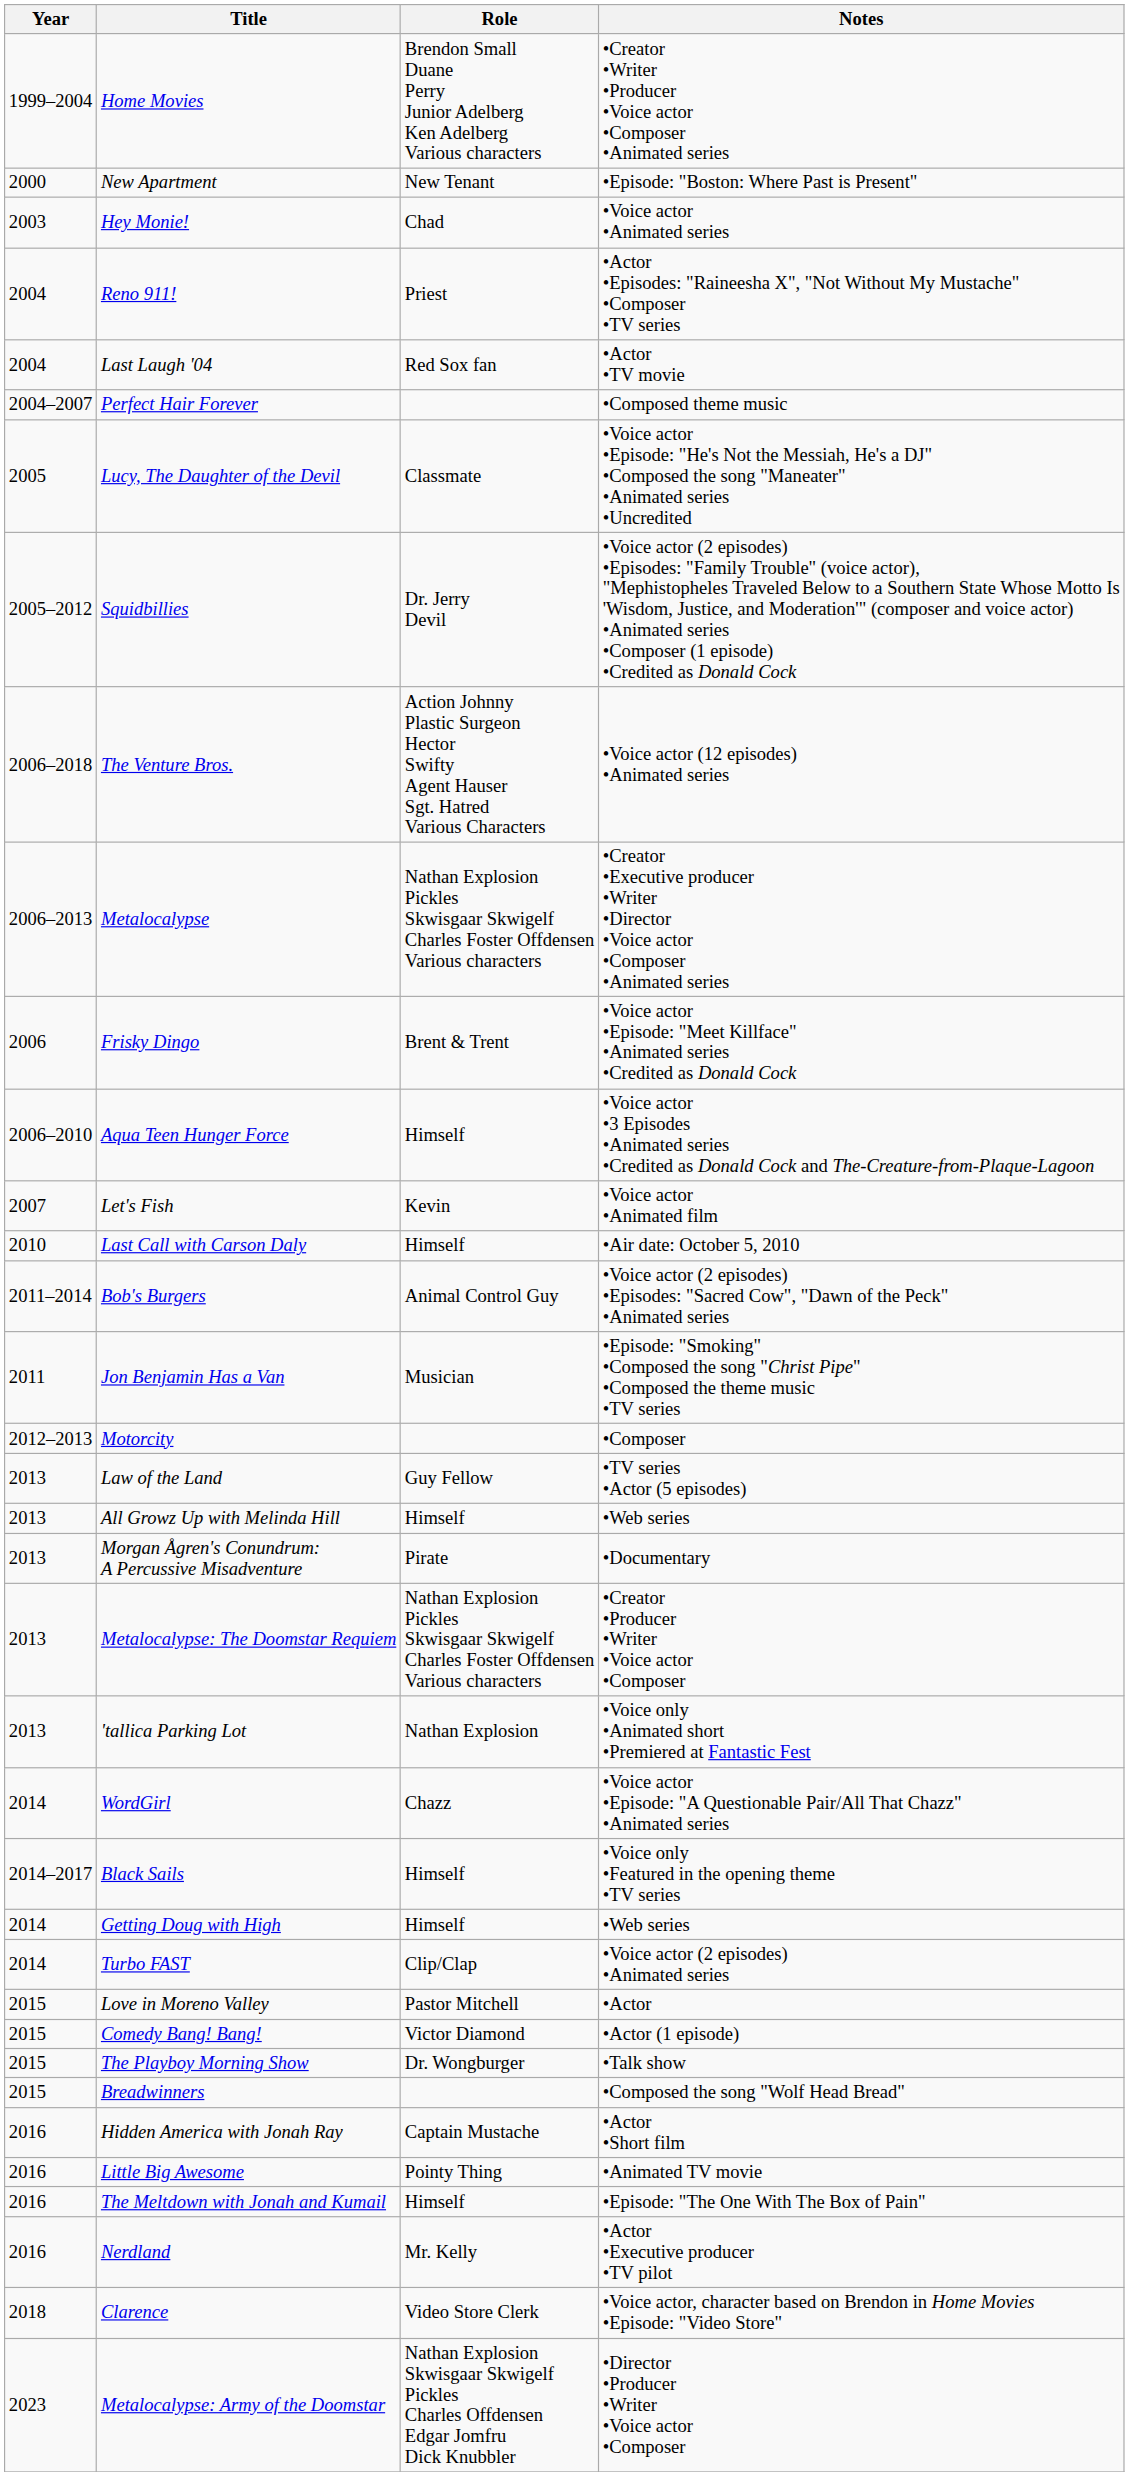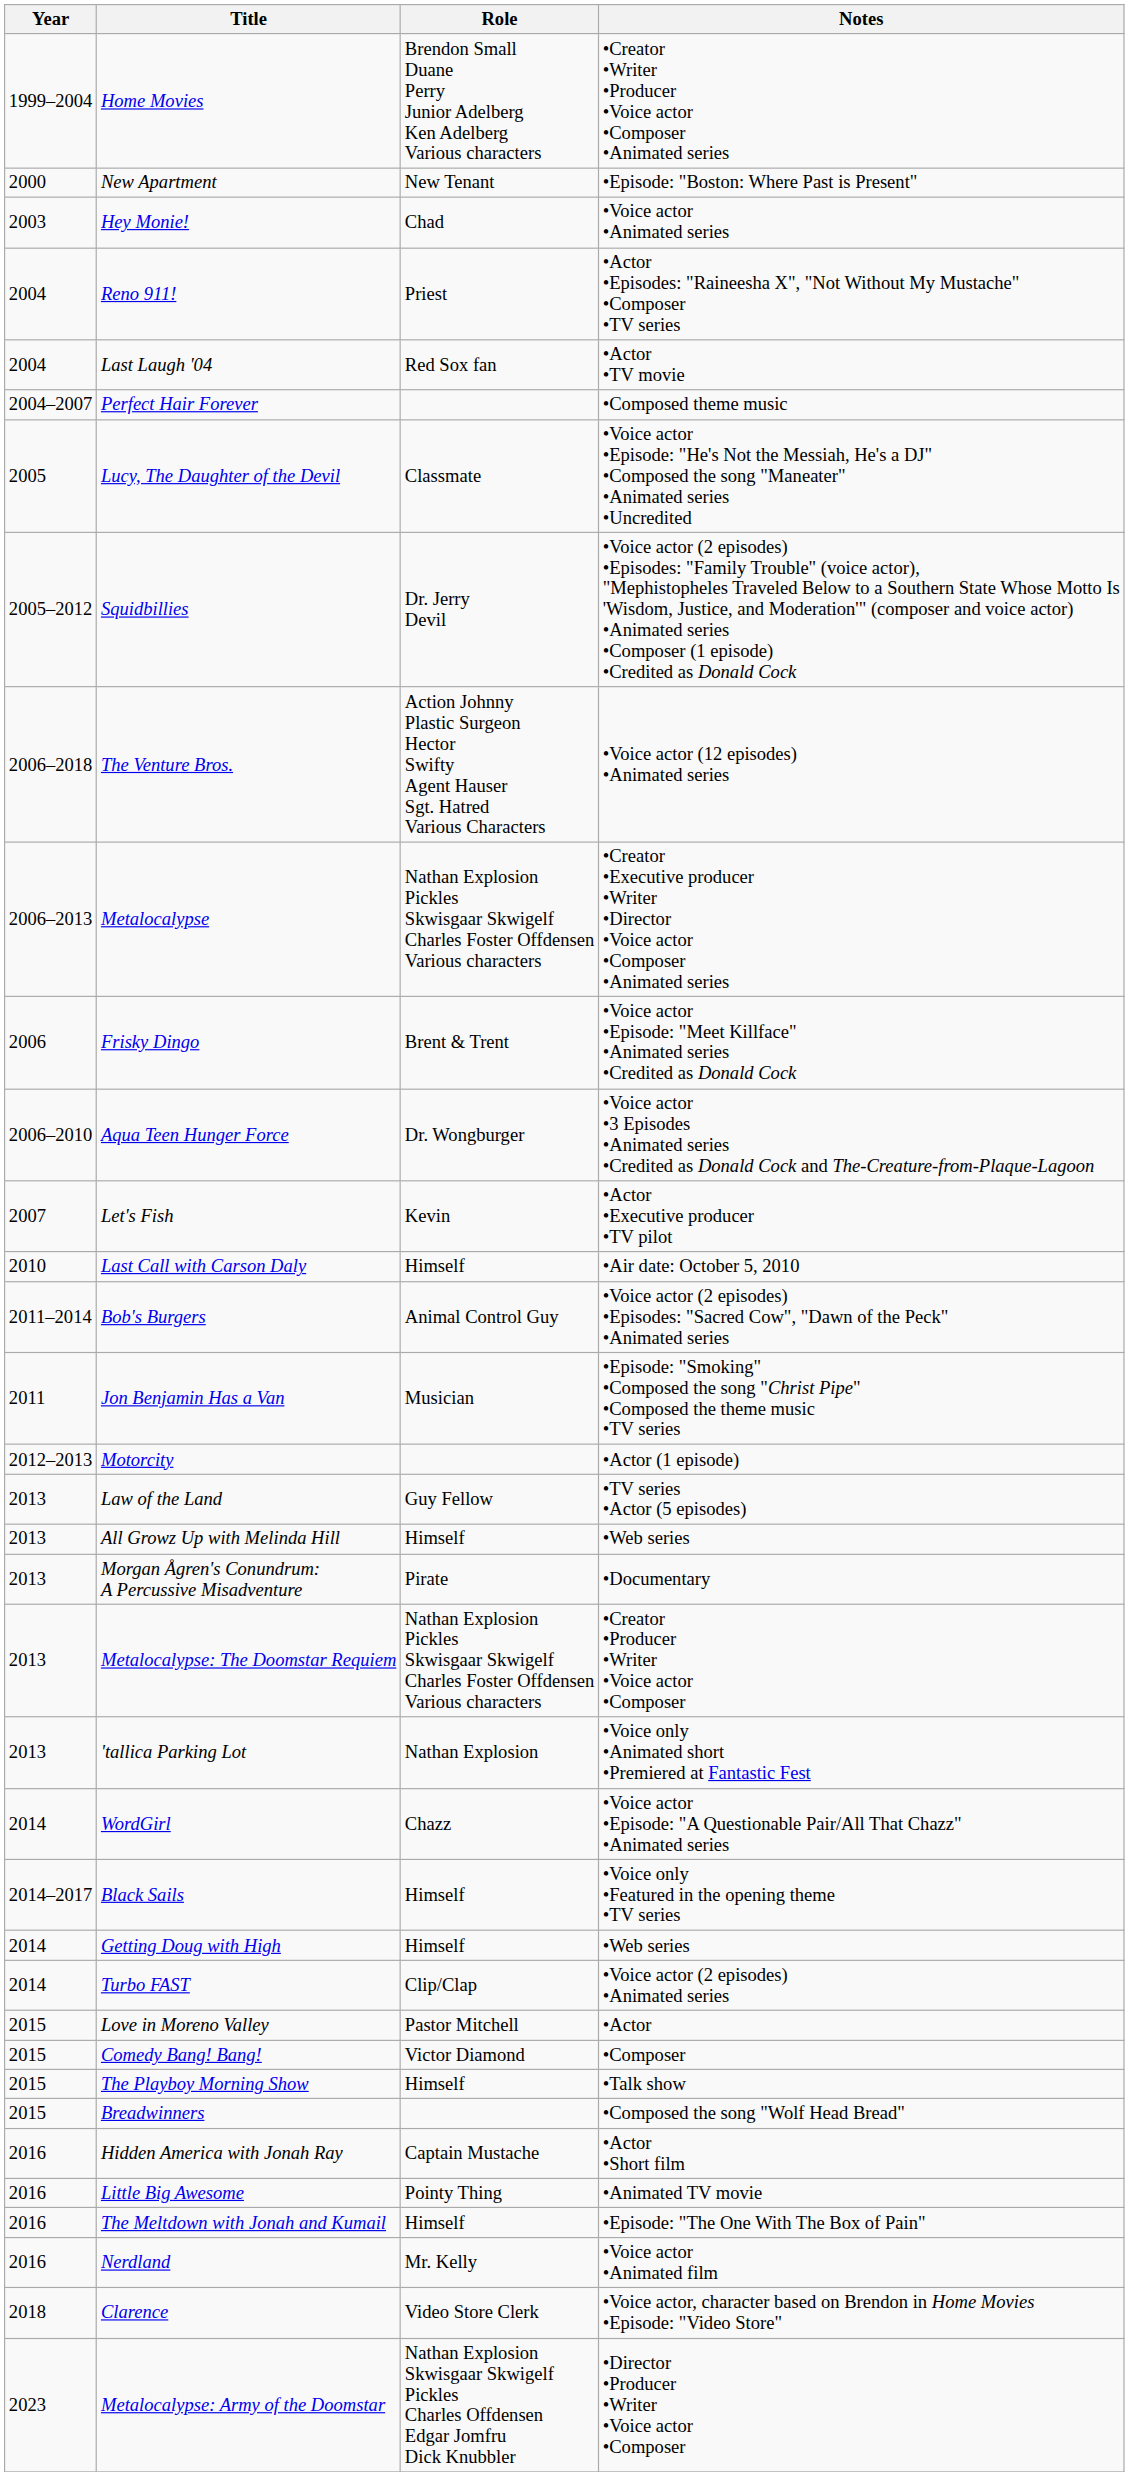(435, 1134) Himself -> (465, 1134) Dr. Wongburger
(660, 1205) •Voice actor •Animated film -> (678, 1216) •Actor •Executive producer •TV pilot
(644, 1438) •Composer -> (671, 1459) •Actor (1 episode)
(671, 2033) •Actor (1 episode) -> (644, 2054) •Composer
(465, 2062) Dr. Wongburger -> (435, 2083) Himself
(678, 2251) •Actor •Executive producer •TV pilot -> (660, 2262) •Voice actor •Animated film
